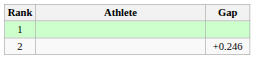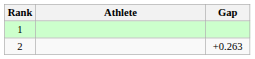(228, 46) +0.246 -> (228, 46) +0.263
